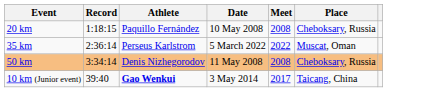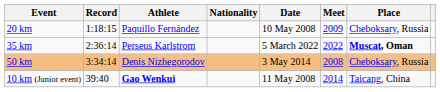+ column: (233, 12)
(280, 29) 2008 -> (333, 29) 2009
(326, 46) normal -> (381, 46) bold
(236, 62) 11 May 2008 -> (286, 62) 3 May 2014
(234, 79) 3 May 2014 -> (289, 79) 11 May 2008
(280, 79) 2017 -> (333, 79) 2014
